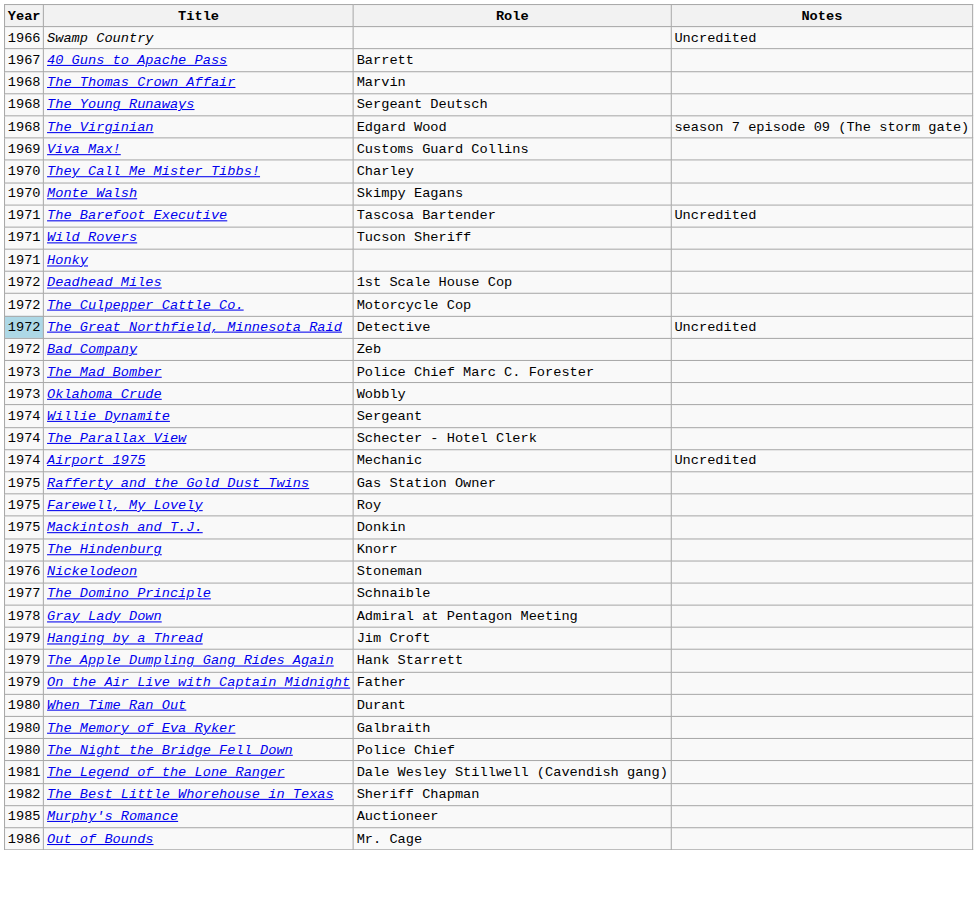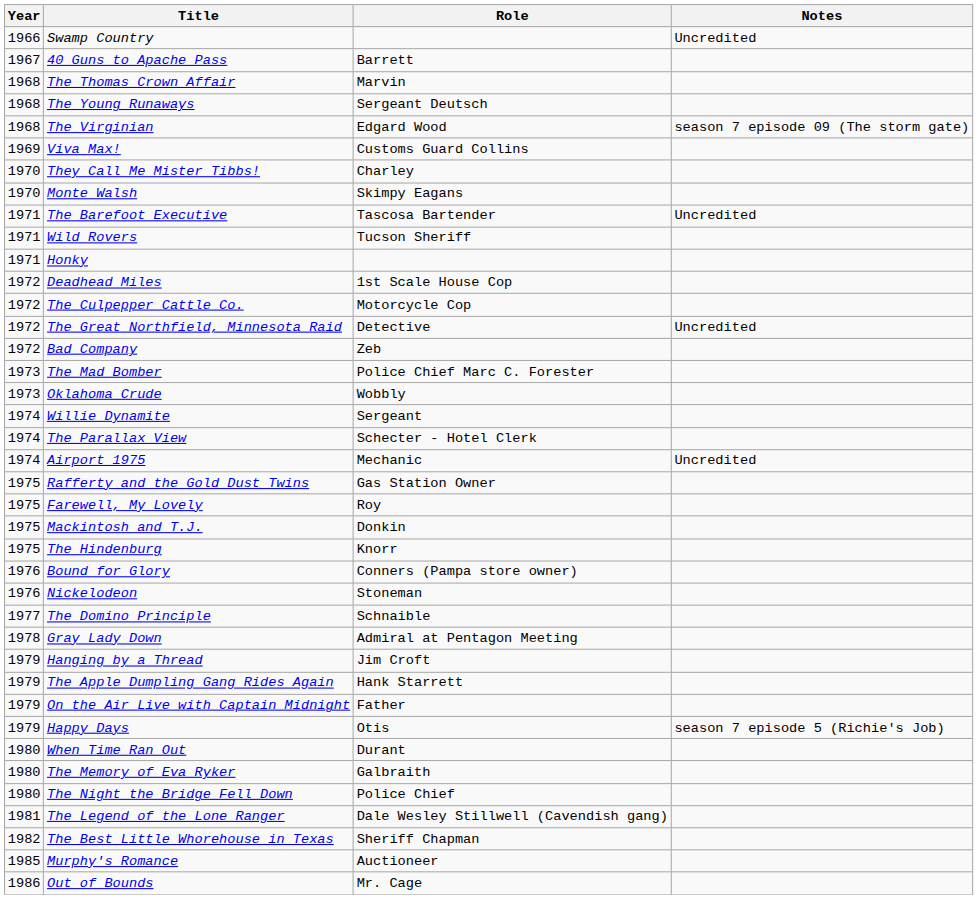(24, 327) lightblue background -> (24, 327) no background
+ row: (108, 572)
+ row: (88, 728)
